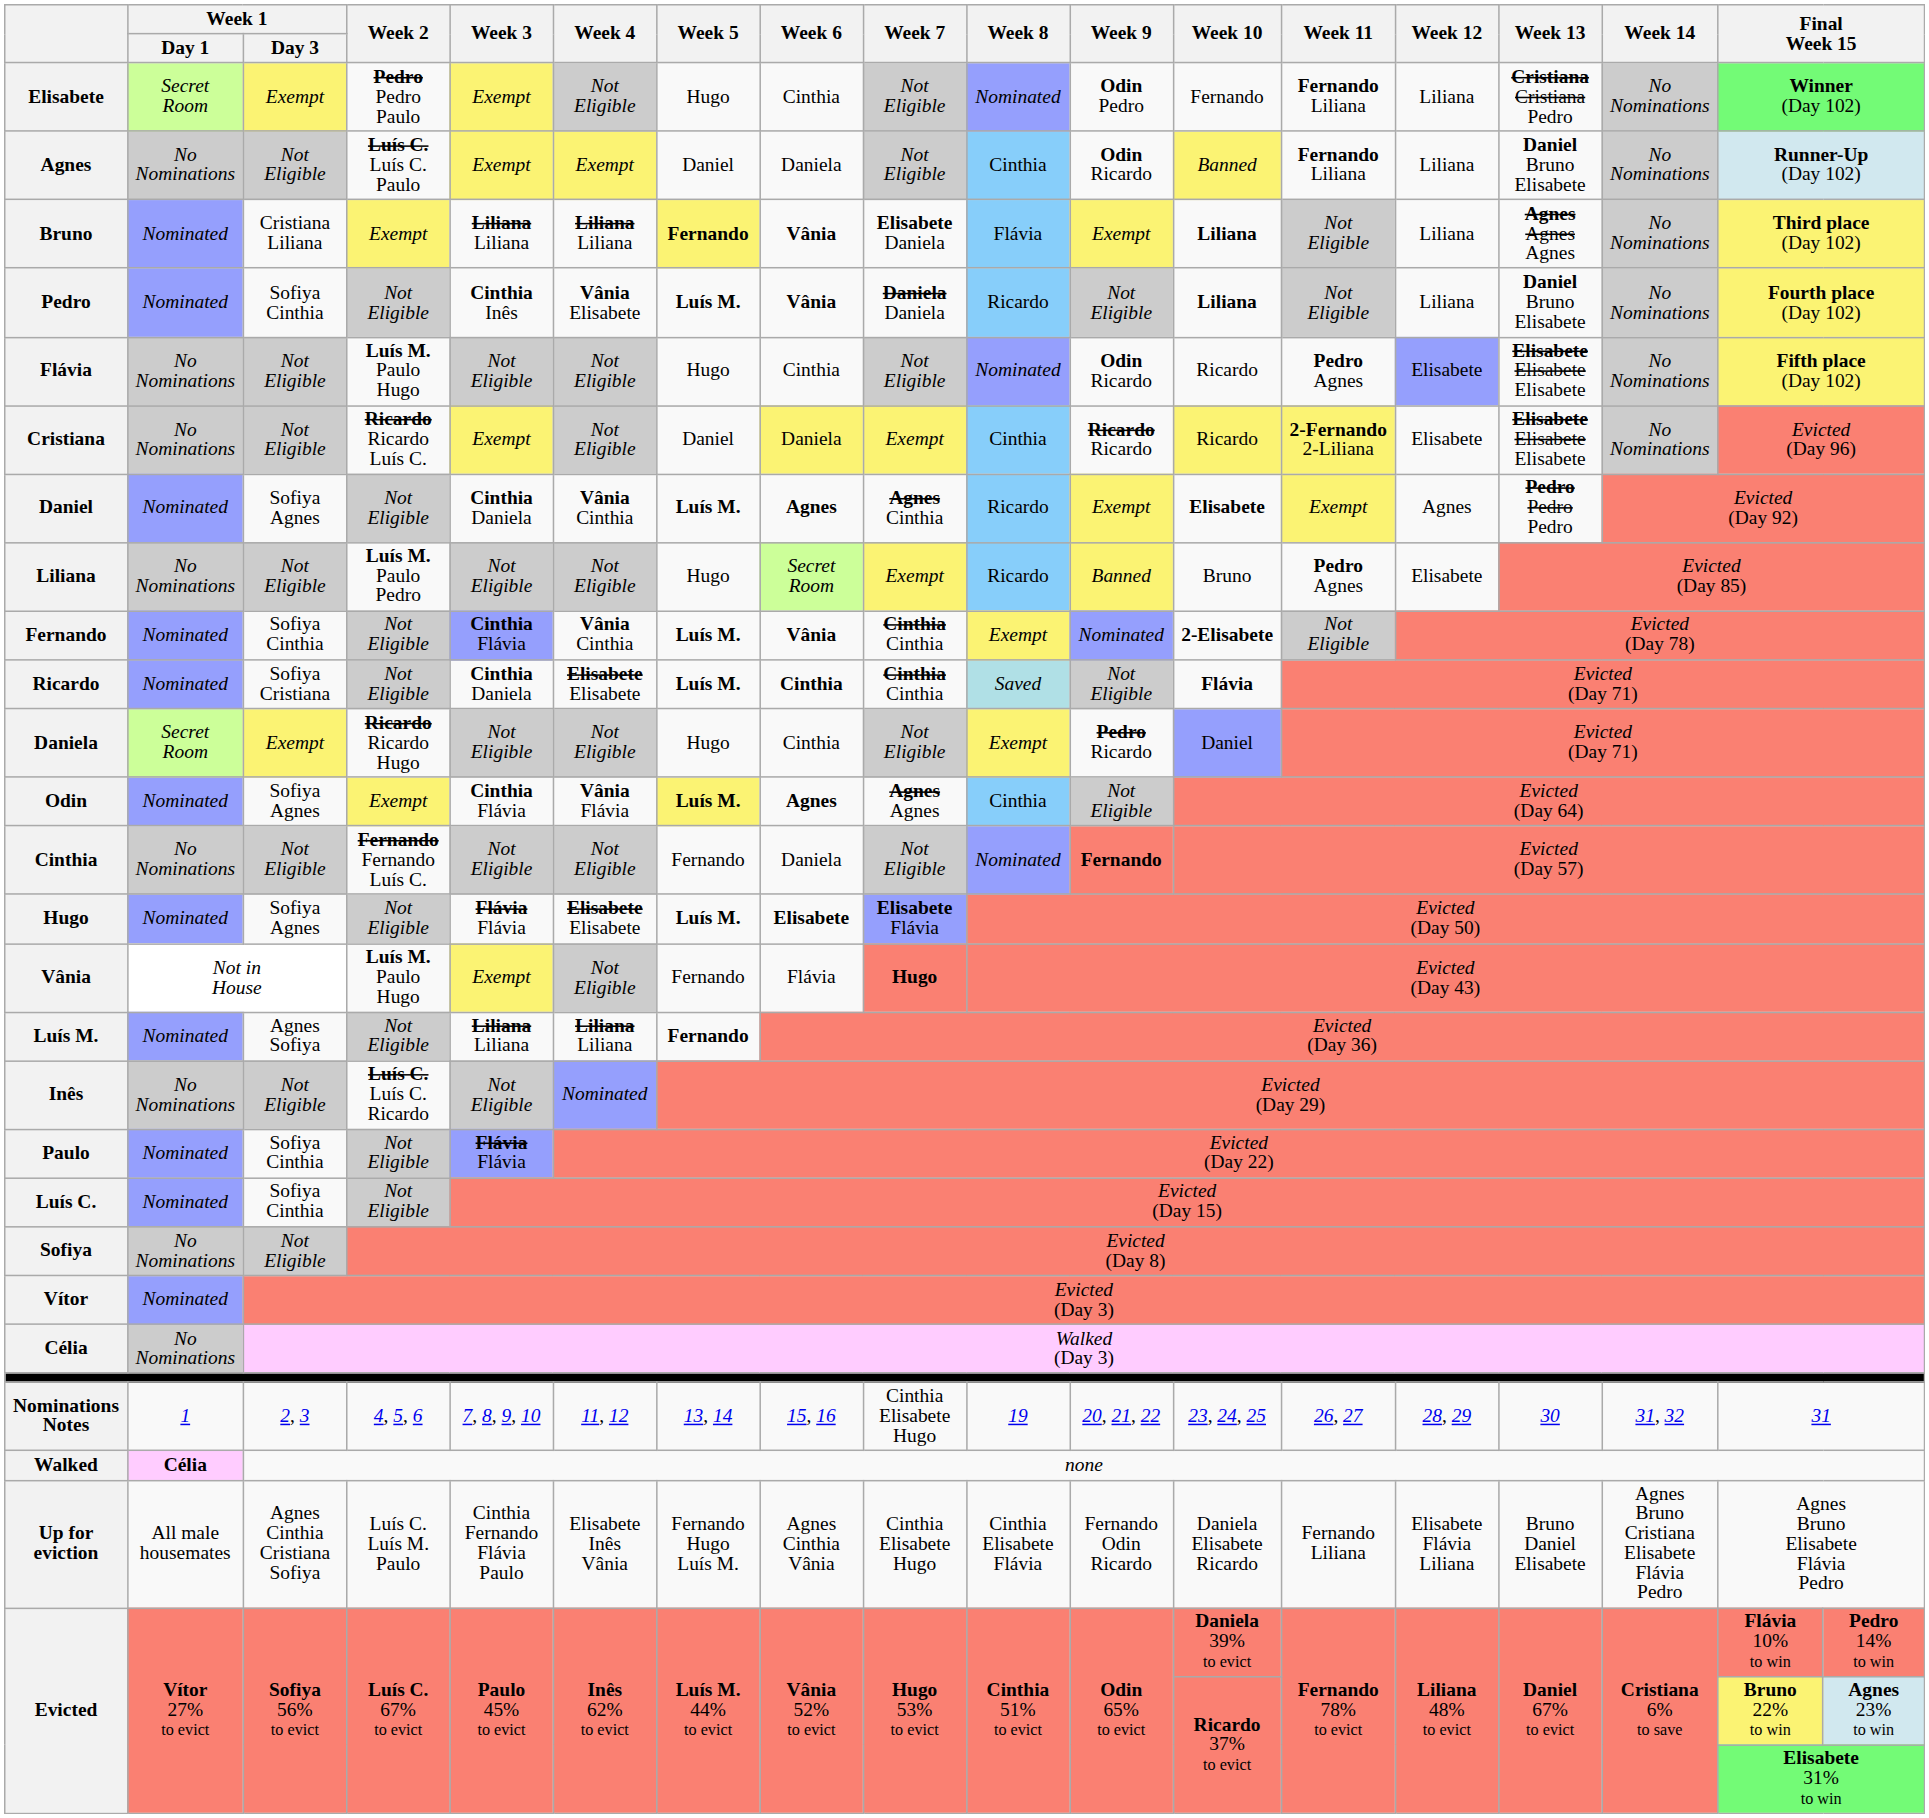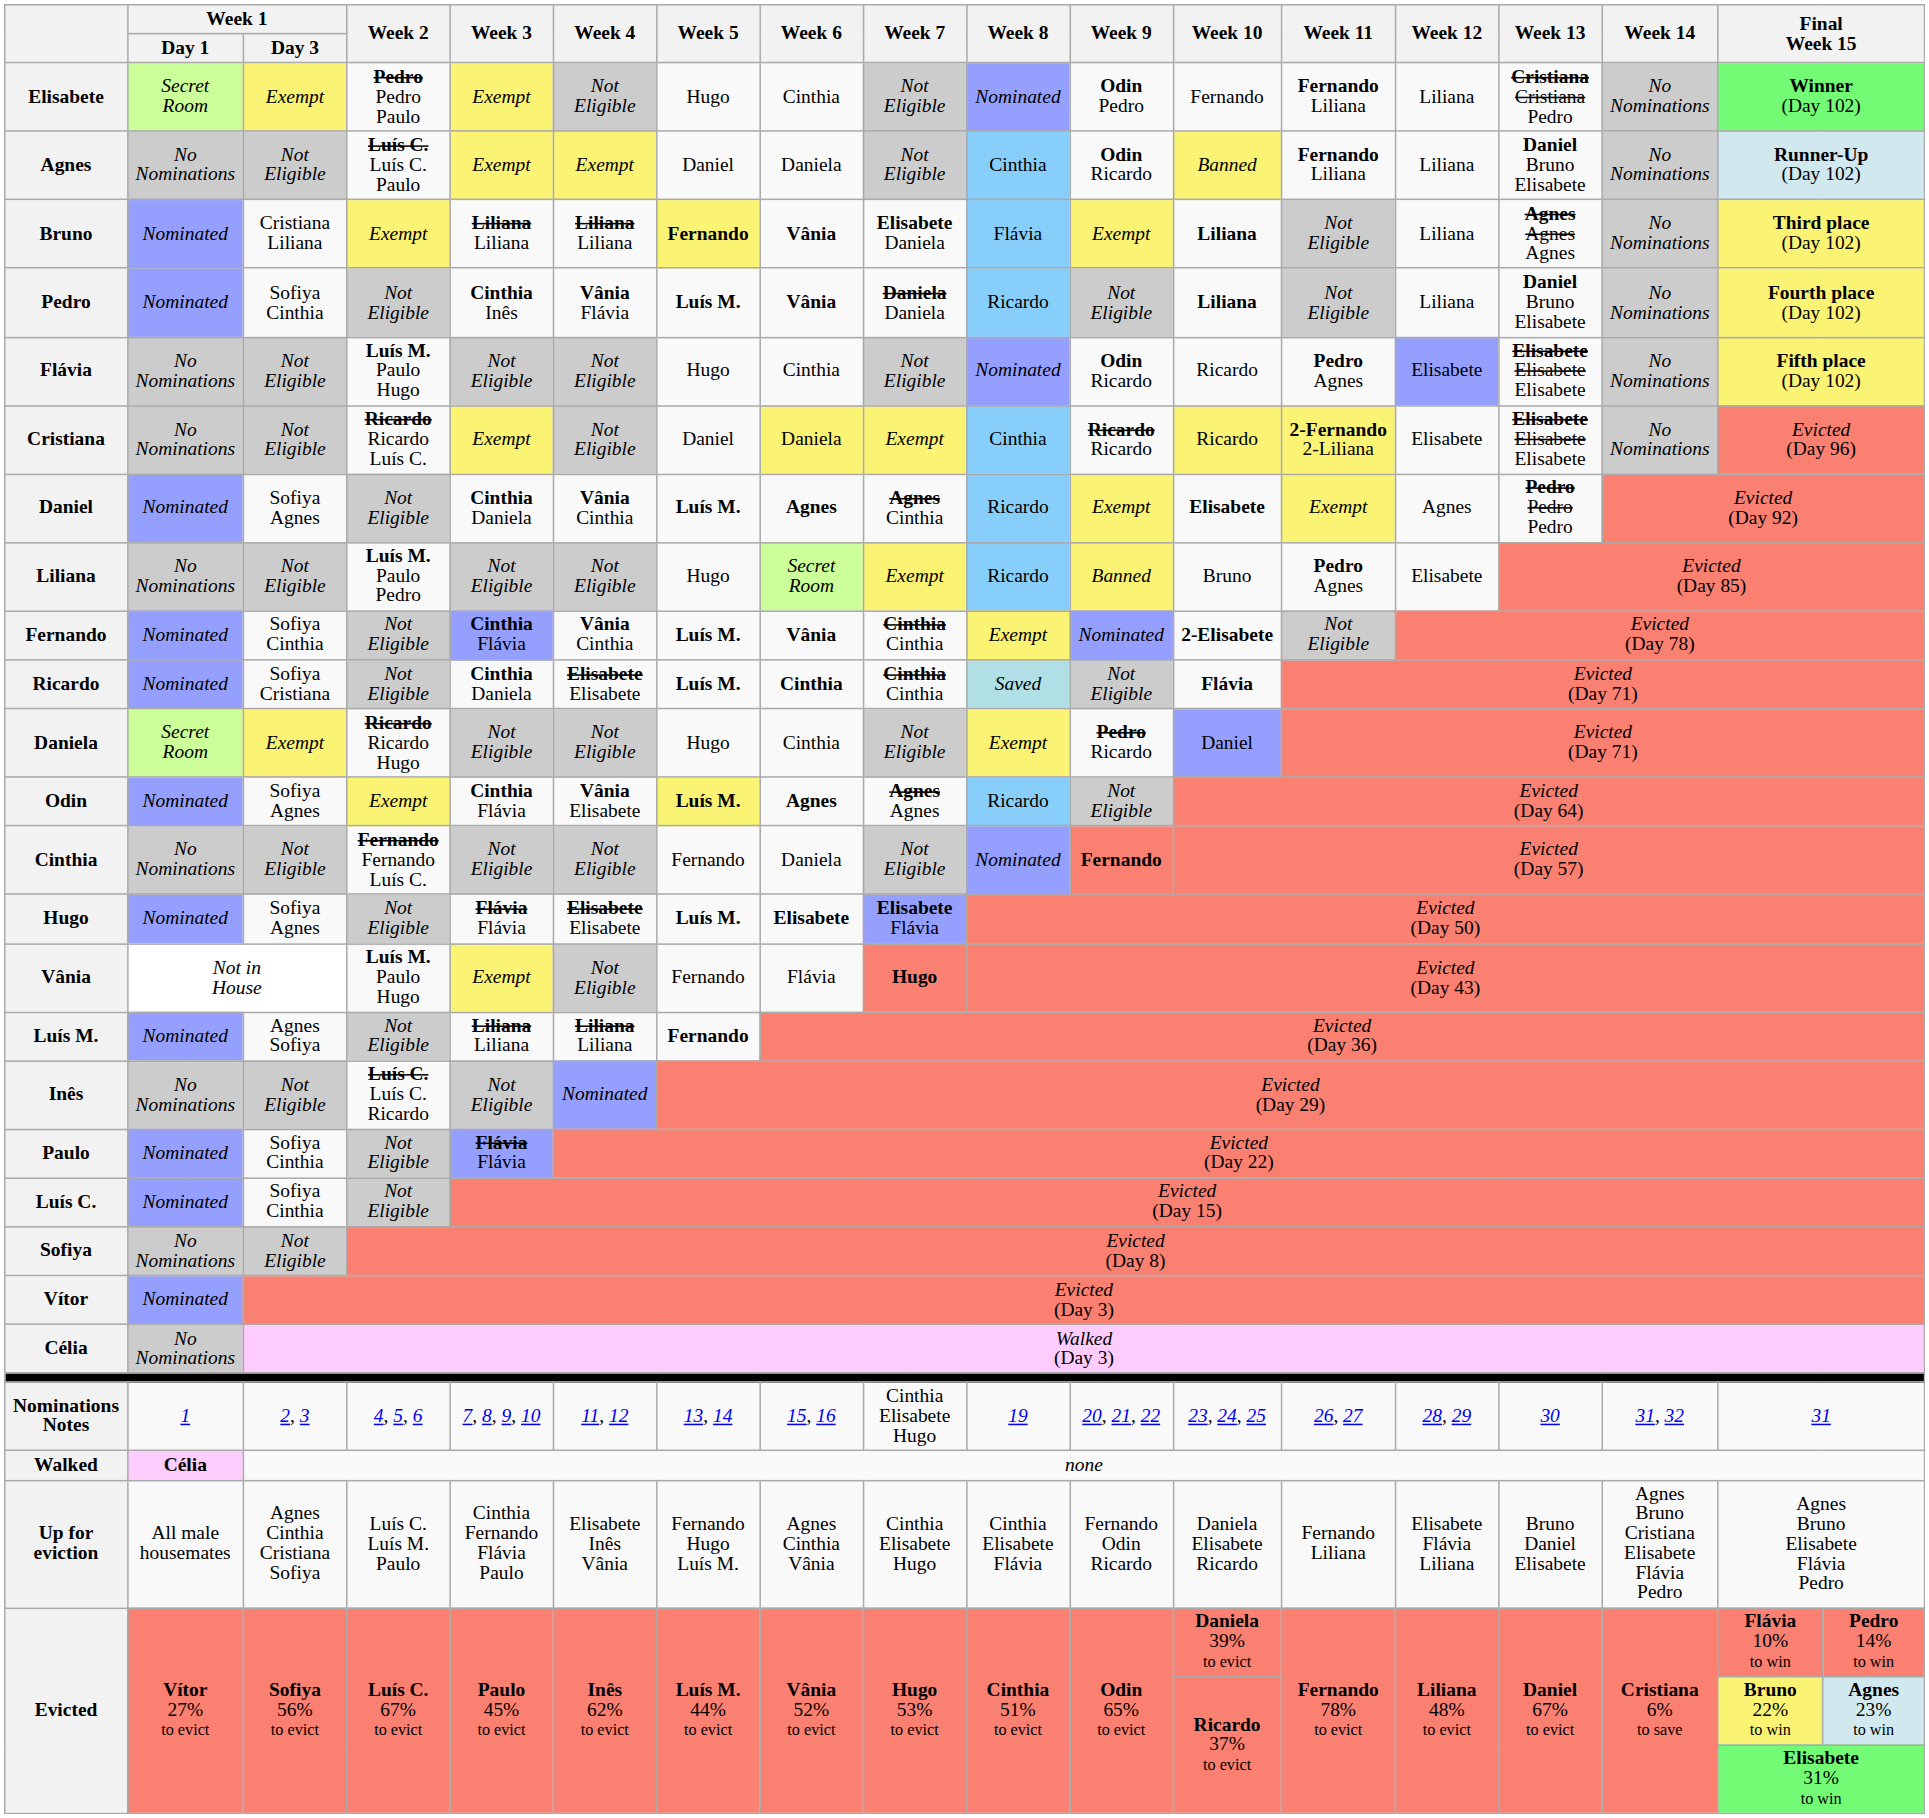(605, 302) Vânia Elisabete -> (605, 302) Vânia Flávia
(605, 801) Vânia Flávia -> (605, 801) Vânia Elisabete
(1018, 801) Cinthia -> (1018, 801) Ricardo
